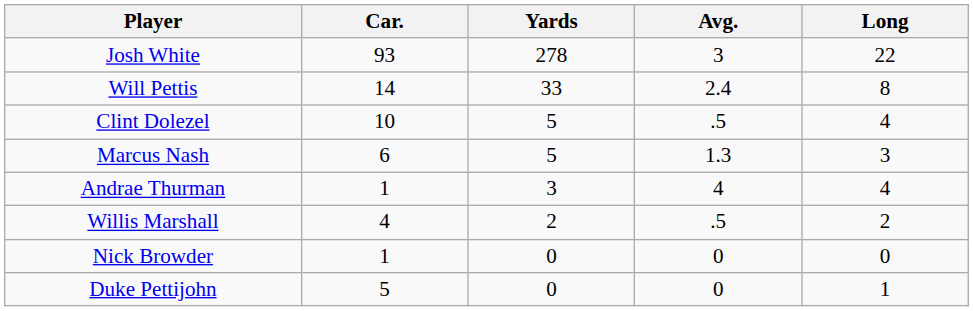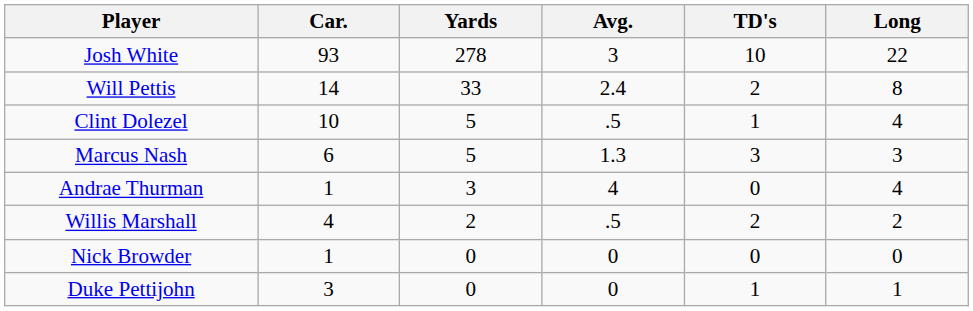+ column: (755, 21)
(385, 289) 5 -> (329, 289) 3
